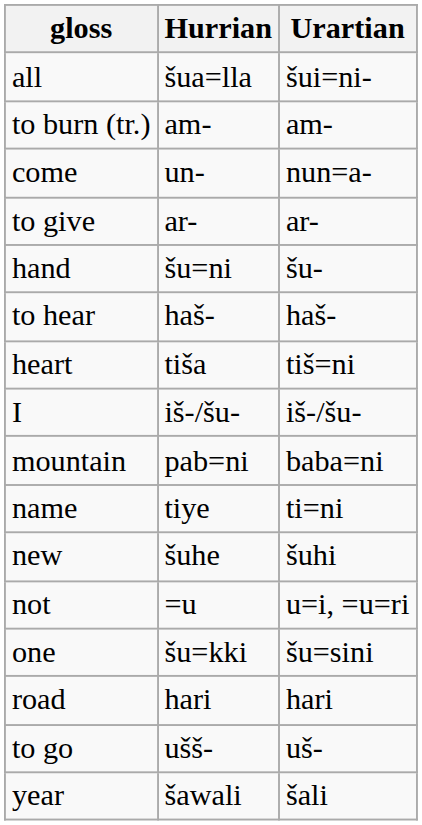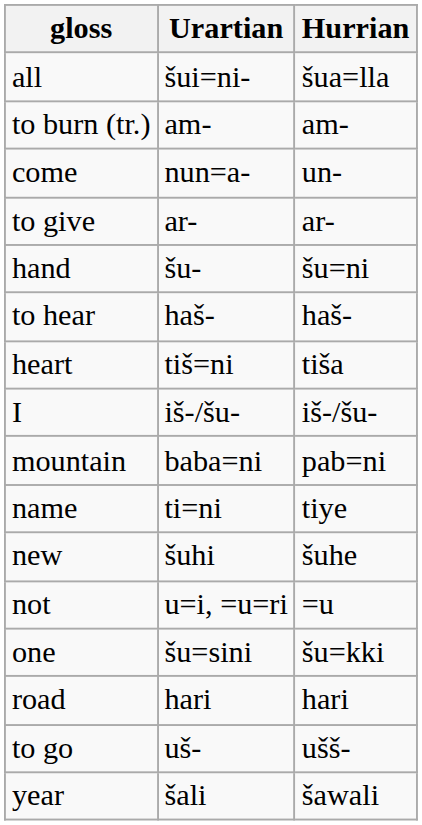columns swapped: (218, 28) <-> (348, 28)
